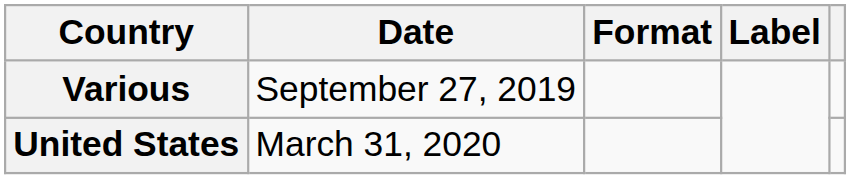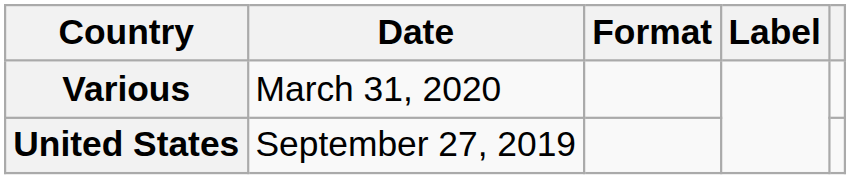(416, 88) September 27, 2019 -> (378, 88) March 31, 2020
(378, 144) March 31, 2020 -> (416, 144) September 27, 2019
